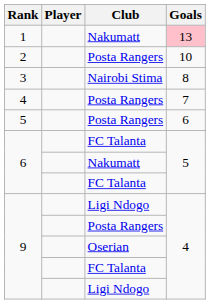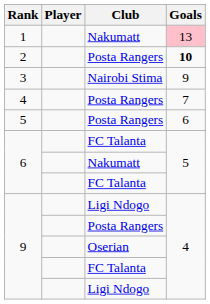(186, 57) normal -> (186, 57) bold
(186, 78) 8 -> (186, 78) 9
